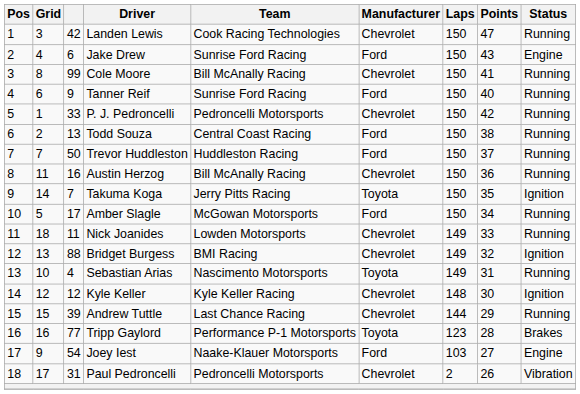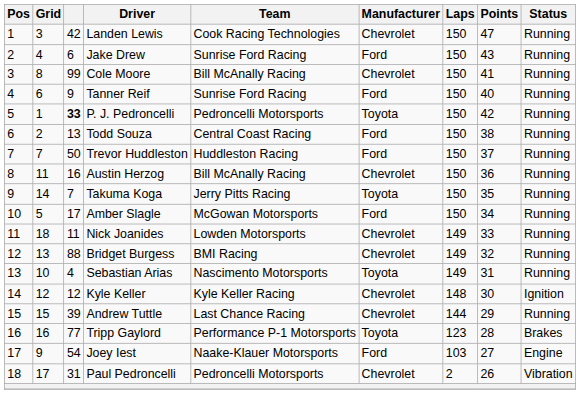(543, 54) Engine -> (547, 54) Running
(74, 113) normal -> (74, 113) bold
(388, 113) Chevrolet -> (380, 113) Toyota
(544, 193) Ignition -> (547, 193) Running
(544, 253) Ignition -> (547, 253) Running
